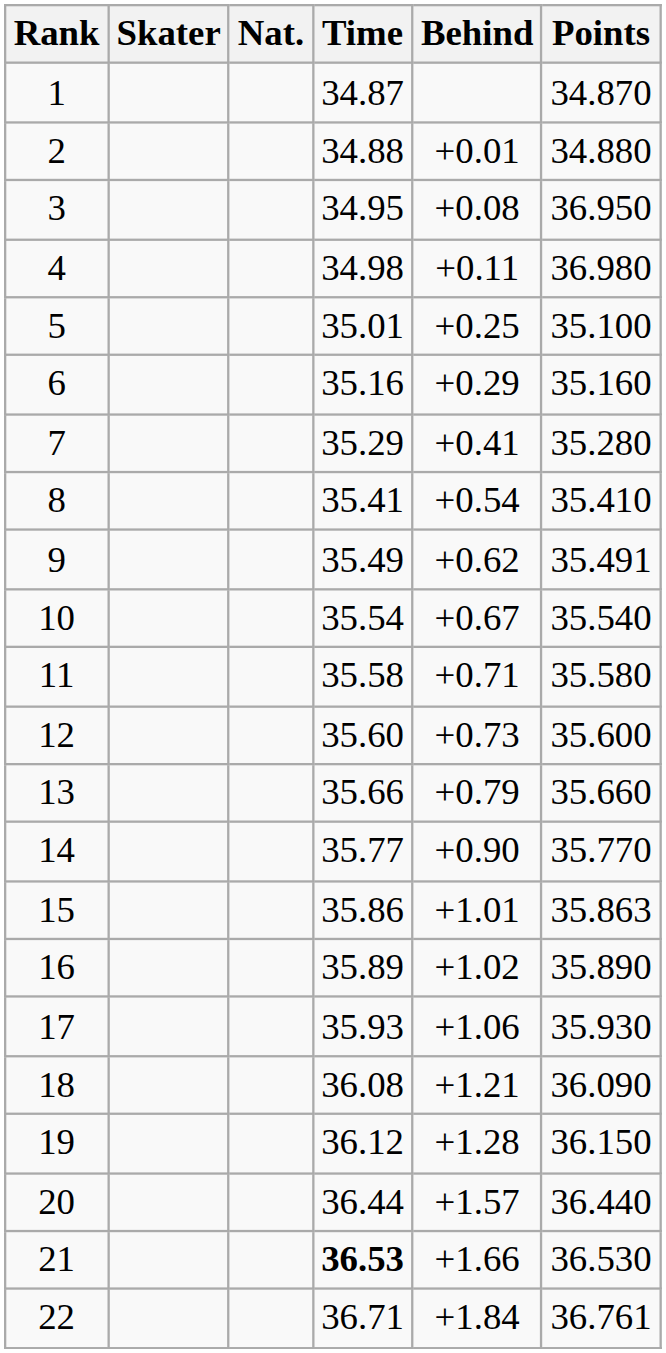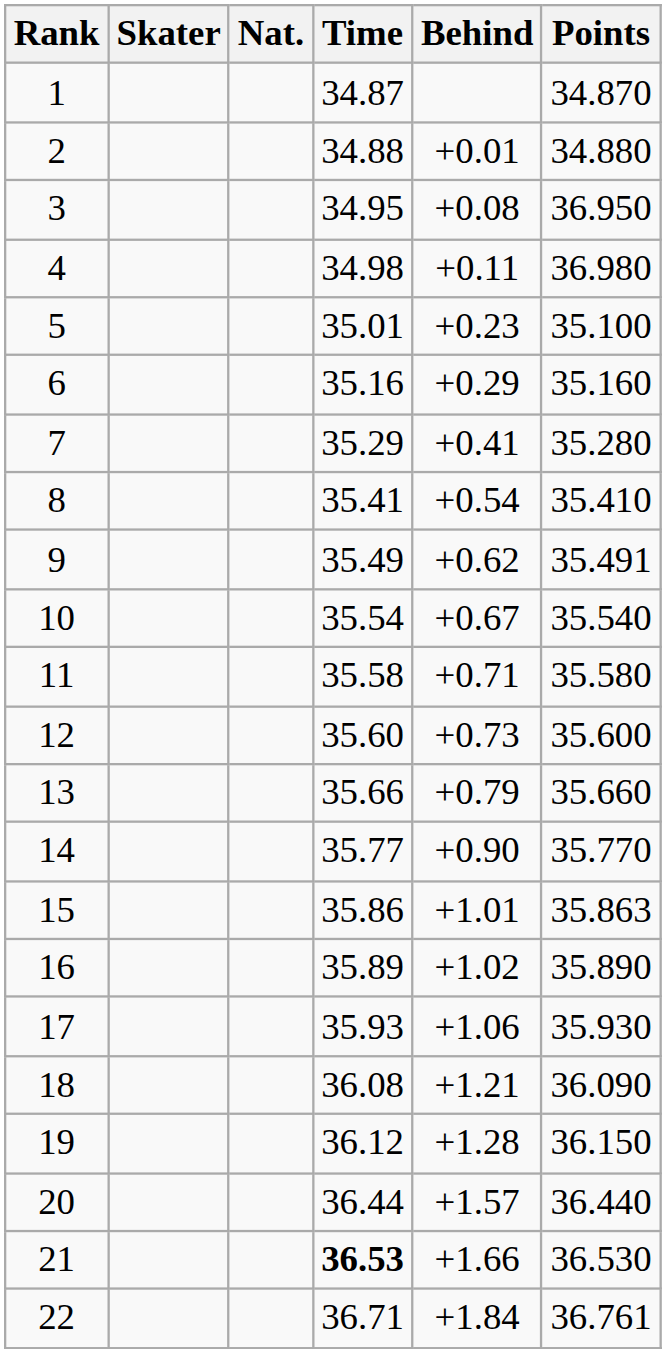(477, 325) +0.25 -> (477, 325) +0.23
